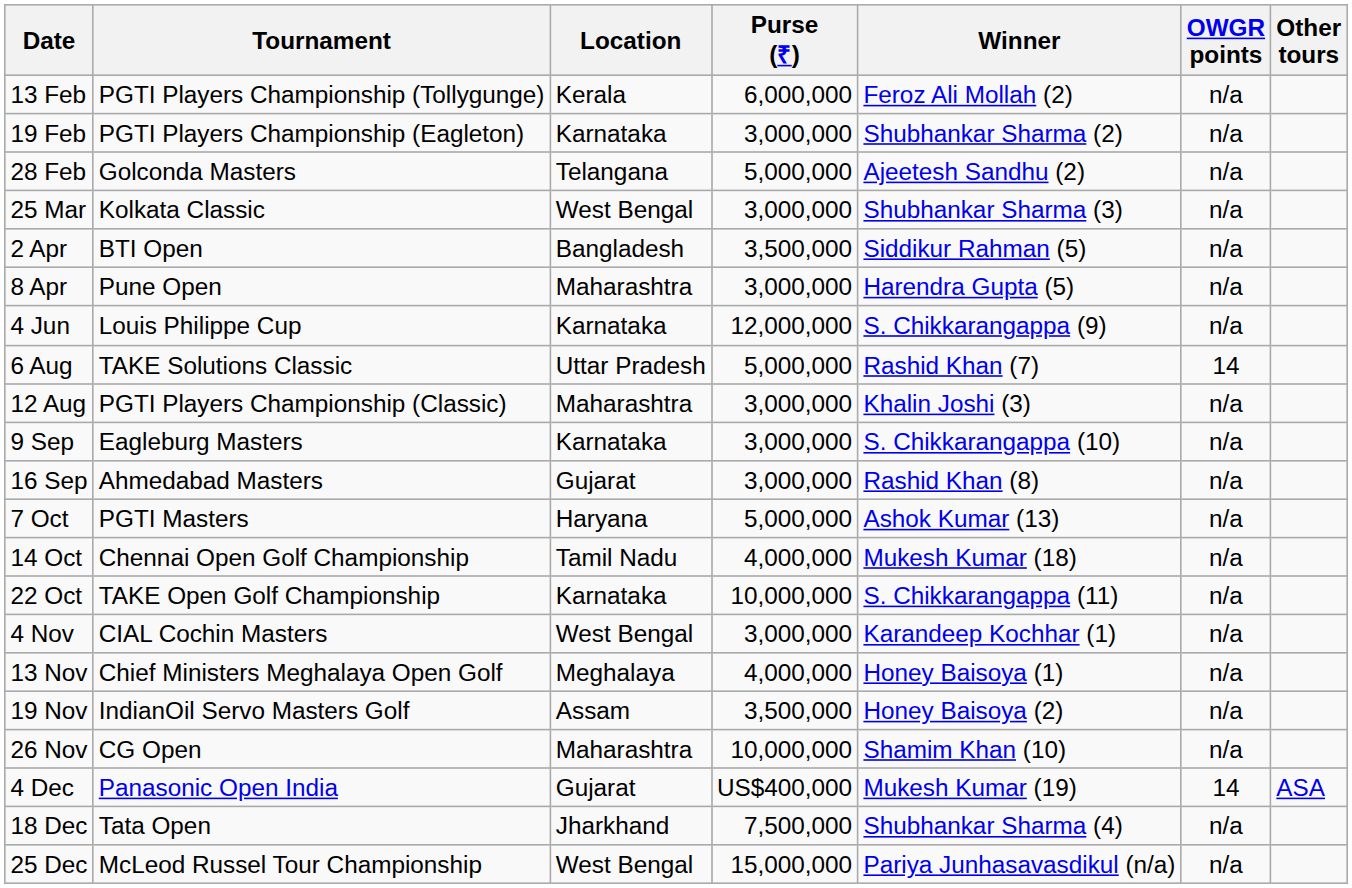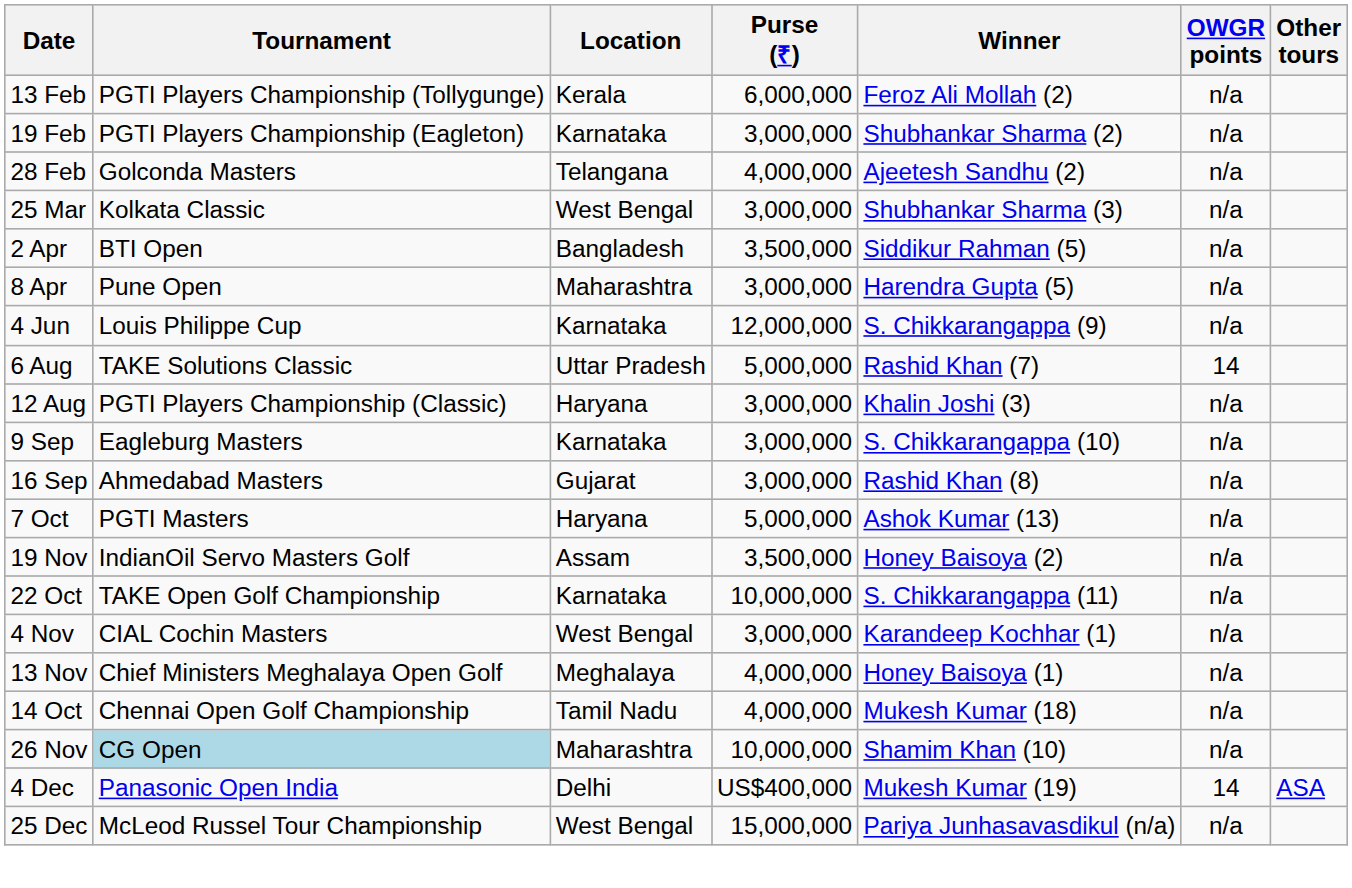(798, 172) 5,000,000 -> (798, 172) 4,000,000
(624, 403) Maharashtra -> (602, 403) Haryana
rows swapped: (46, 557) <-> (49, 711)
(150, 749) no background -> (150, 749) lightblue background
(596, 788) Gujarat -> (583, 788) Delhi
- row: (49, 826)
